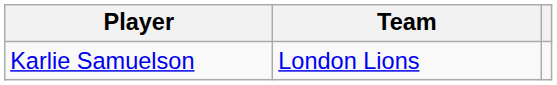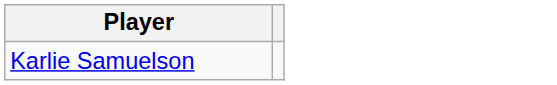- column: (407, 23)
